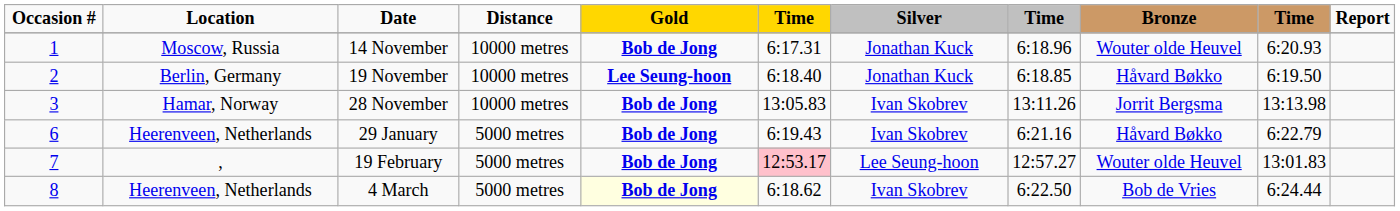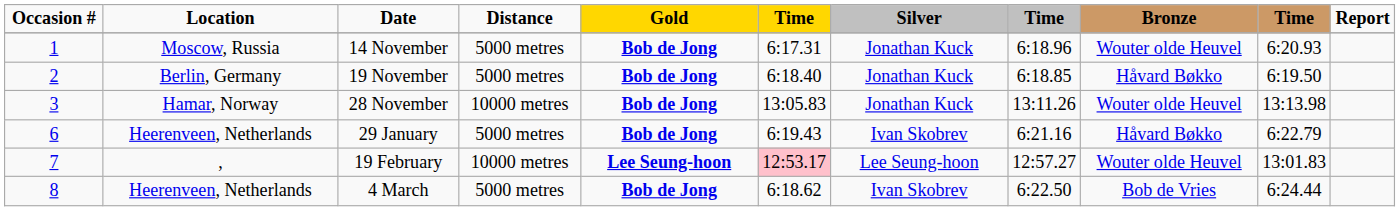(520, 47) 10000 metres -> (520, 47) 5000 metres
(520, 76) 10000 metres -> (520, 76) 5000 metres
(669, 76) Lee Seung-hoon -> (669, 76) Bob de Jong
(919, 104) Ivan Skobrev -> (919, 104) Jonathan Kuck
(1169, 104) Jorrit Bergsma -> (1169, 104) Wouter olde Heuvel
(520, 162) 5000 metres -> (520, 162) 10000 metres
(669, 162) Bob de Jong -> (669, 162) Lee Seung-hoon
(669, 190) lightyellow background -> (669, 190) no background
